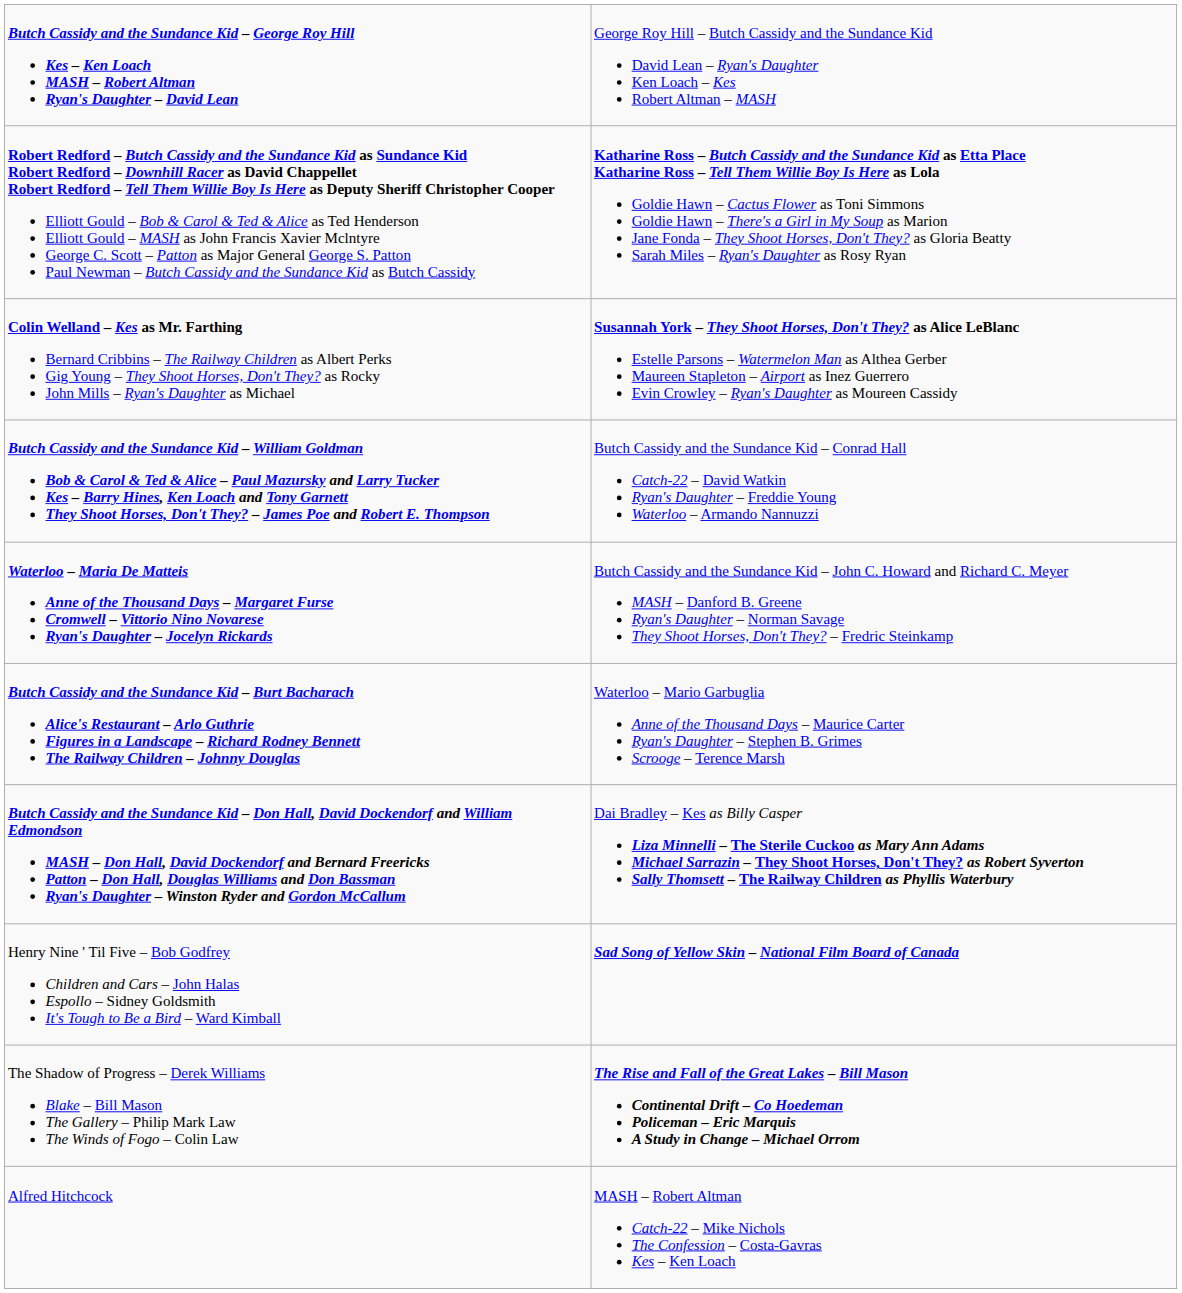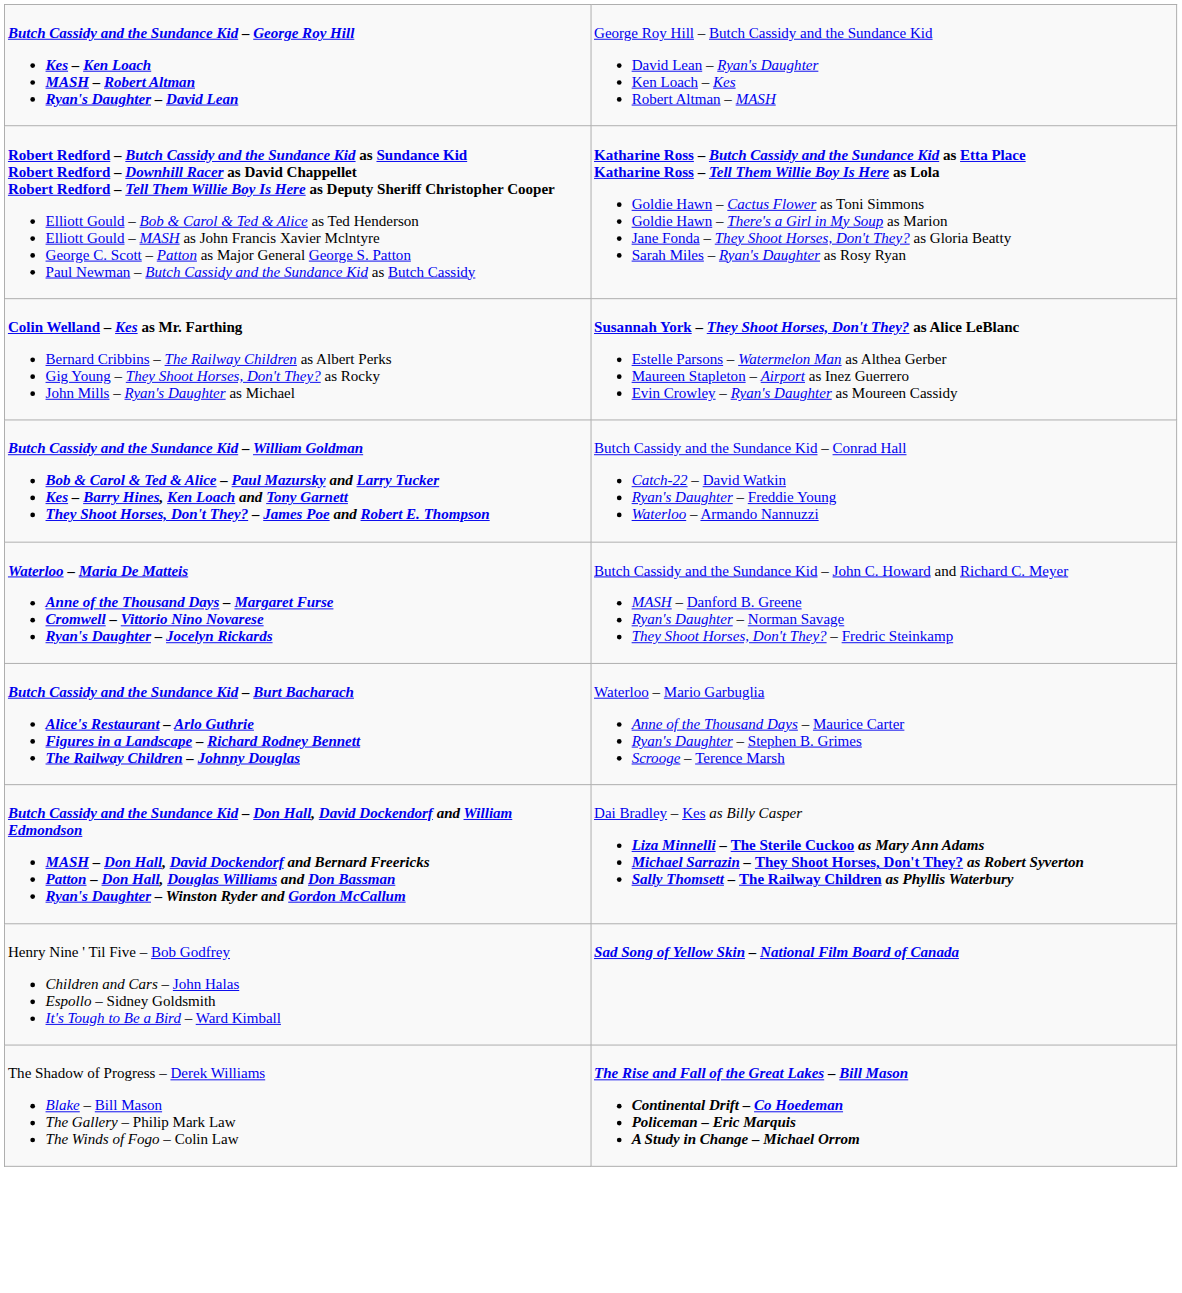- row: (60, 1195)
